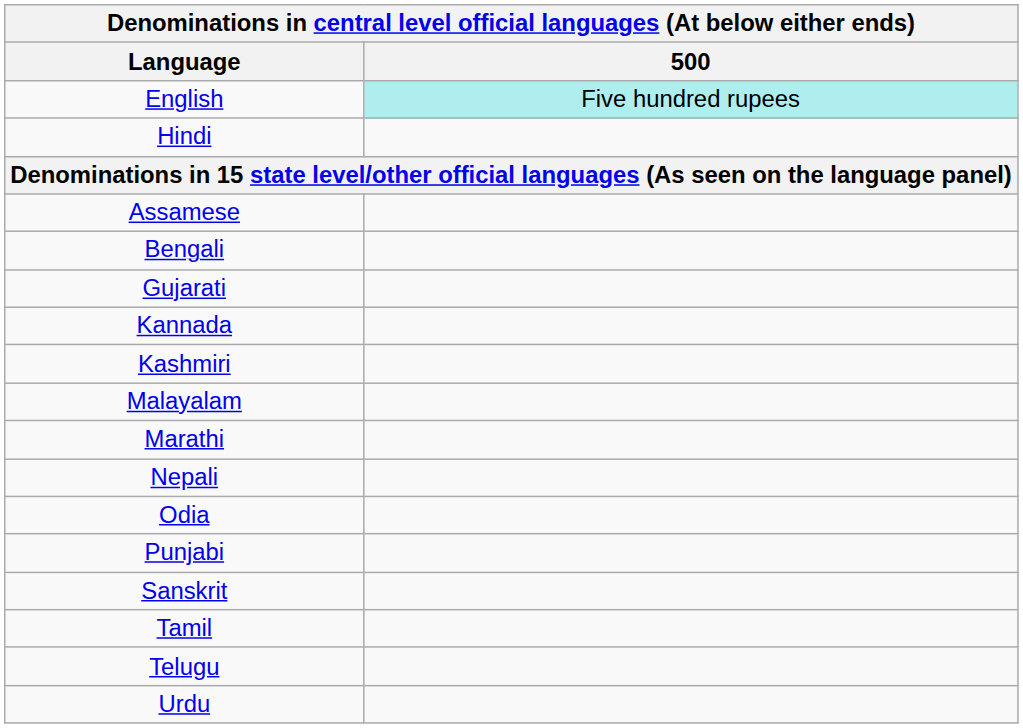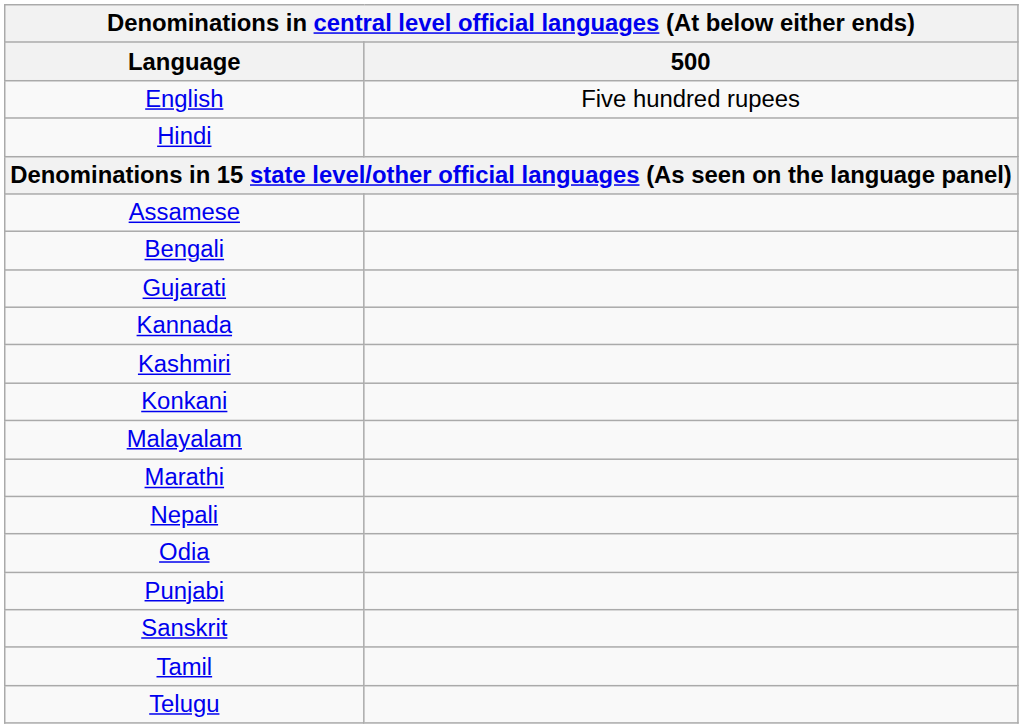(691, 99) paleturquoise background -> (691, 99) no background
+ row: (184, 401)
- row: (184, 703)
